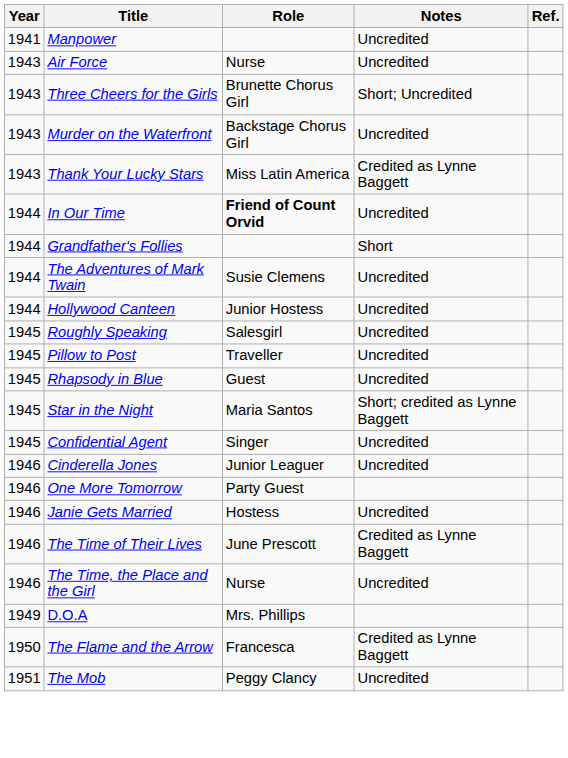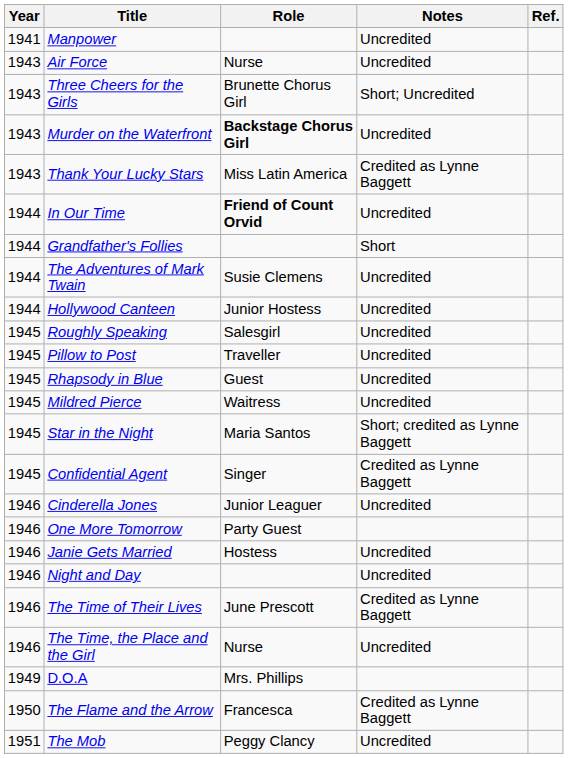(286, 134) normal -> (288, 134) bold
+ row: (94, 402)
(393, 442) Uncredited -> (419, 473) Credited as Lynne Baggett
+ row: (94, 575)
